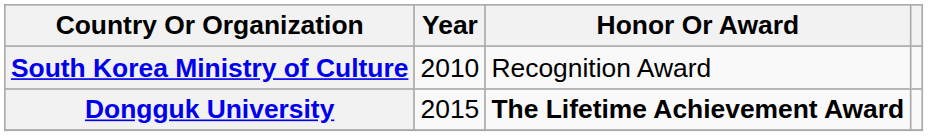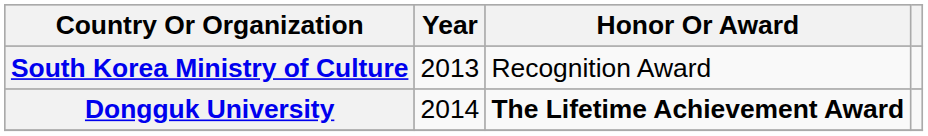(450, 67) 2010 -> (450, 67) 2013
(450, 109) 2015 -> (450, 109) 2014
